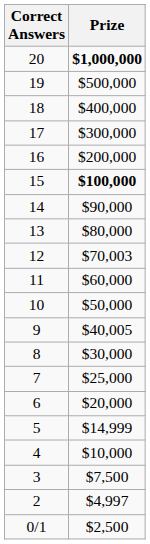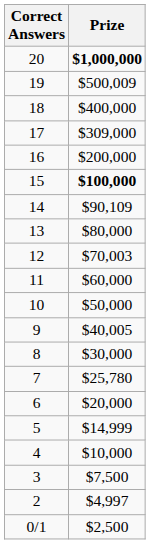(107, 83) $500,000 -> (107, 83) $500,009
(107, 132) $300,000 -> (107, 132) $309,000
(107, 206) $90,000 -> (107, 206) $90,109
(107, 378) $25,000 -> (107, 378) $25,780
